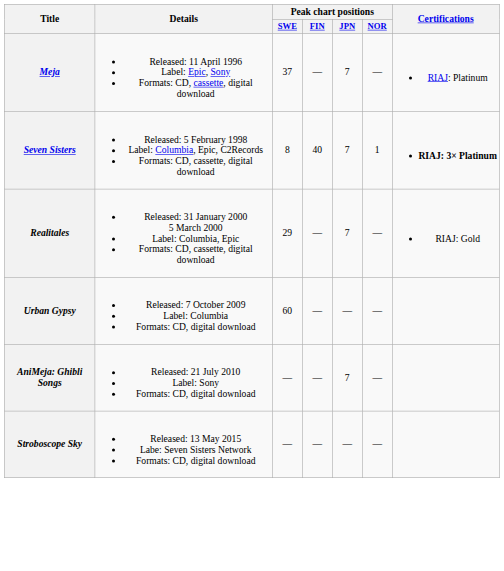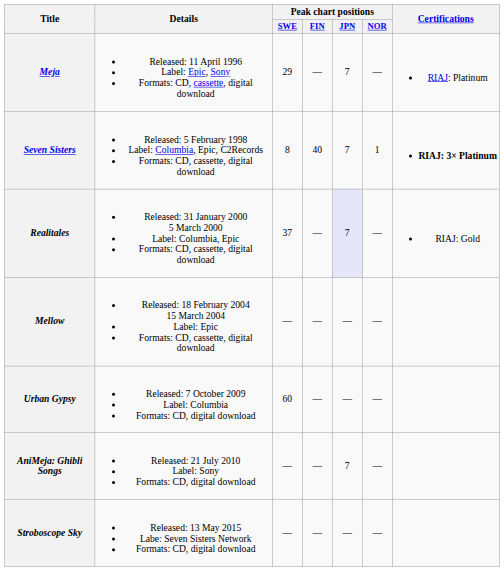(287, 72) 37 -> (287, 72) 29
(287, 233) 29 -> (287, 233) 37
(347, 233) no background -> (347, 233) lavender background
+ row: (50, 321)
